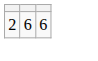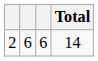+ column: (72, 17)
